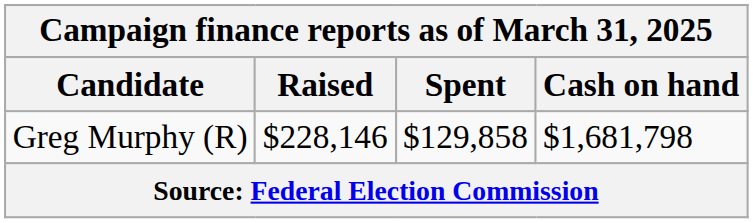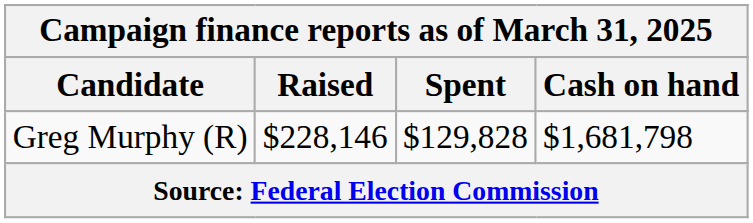(465, 136) $129,858 -> (465, 136) $129,828
